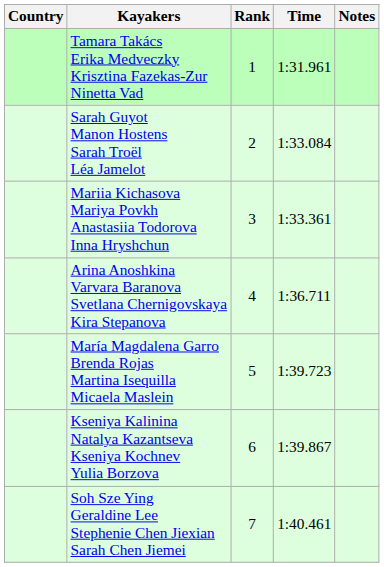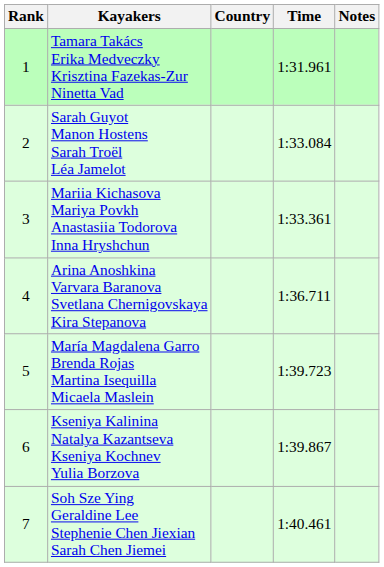columns swapped: (252, 16) <-> (36, 16)
